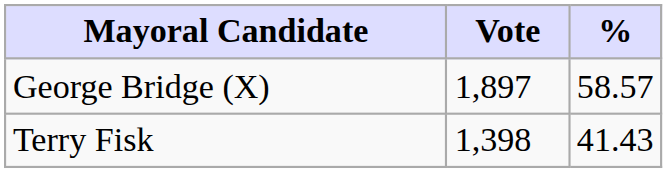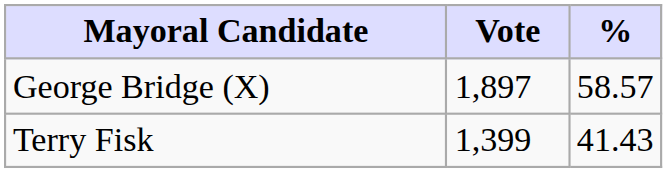(493, 139) 1,398 -> (493, 139) 1,399
